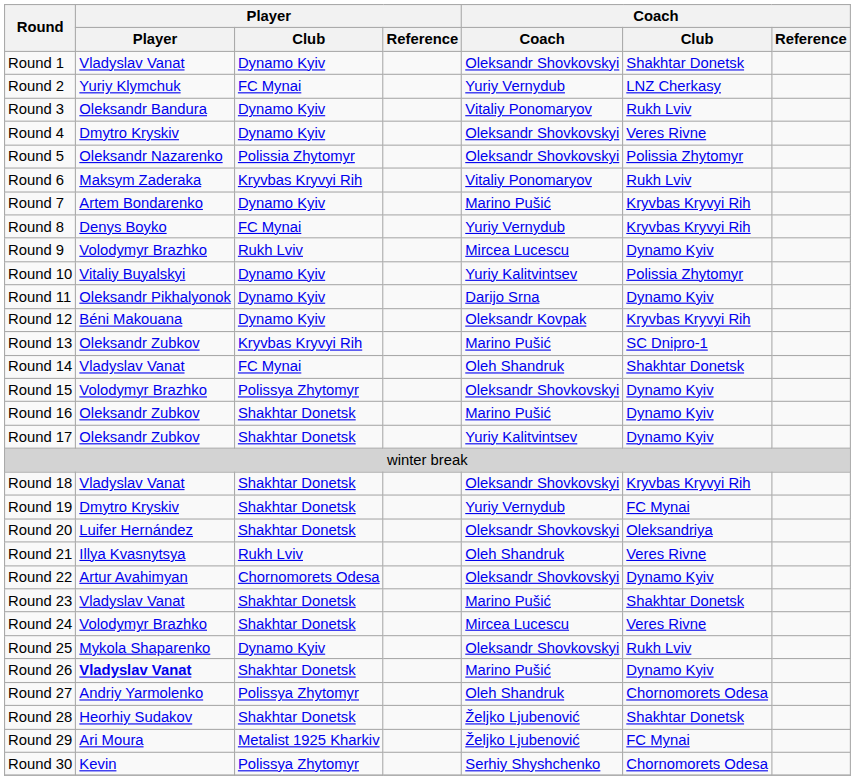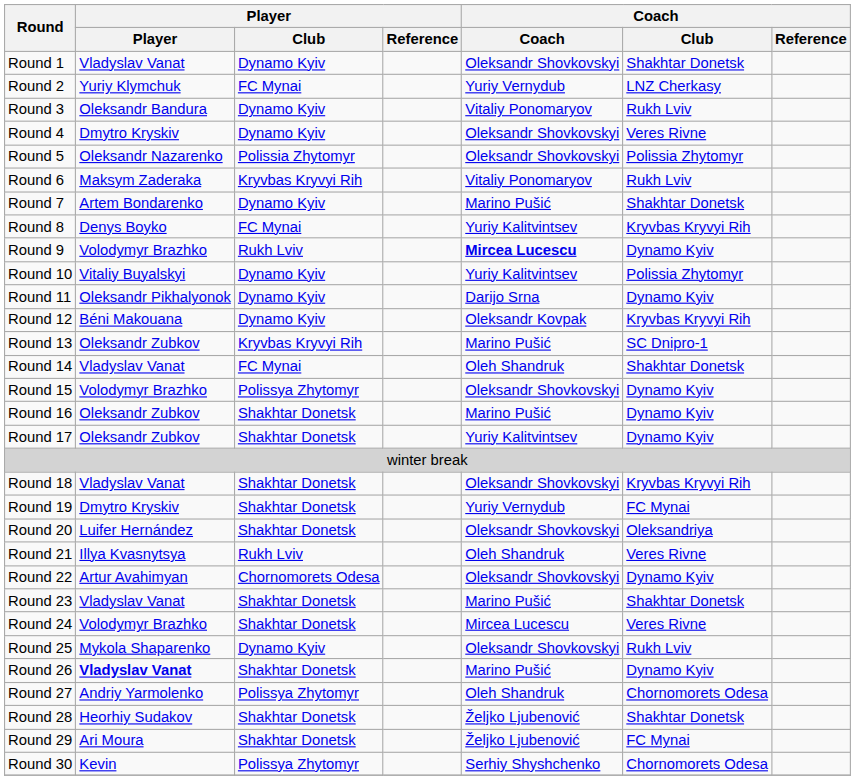(688, 203) Kryvbas Kryvyi Rih -> (685, 203) Shakhtar Donetsk
(515, 226) Yuriy Vernydub -> (521, 226) Yuriy Kalitvintsev
(517, 249) normal -> (521, 249) bold
(309, 740) Metalist 1925 Kharkiv -> (297, 740) Shakhtar Donetsk
